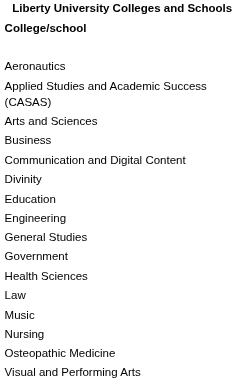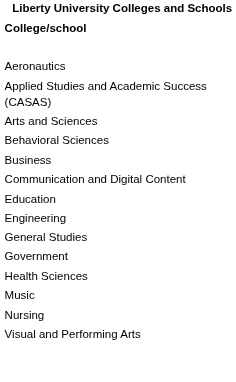+ row: (57, 140)
- row: (23, 179)
- row: (15, 295)
- row: (60, 353)
